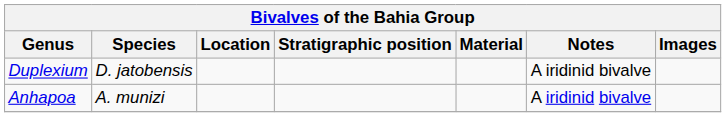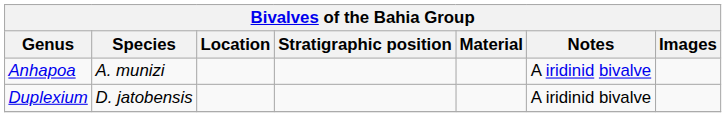rows swapped: (42, 97) <-> (48, 71)
